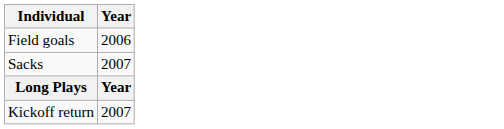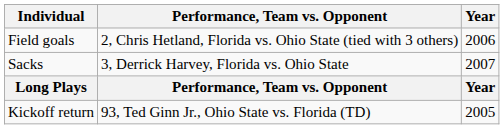+ column: (280, 16)
(116, 111) 2007 -> (480, 111) 2005
